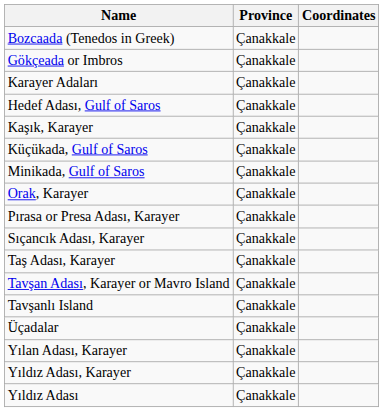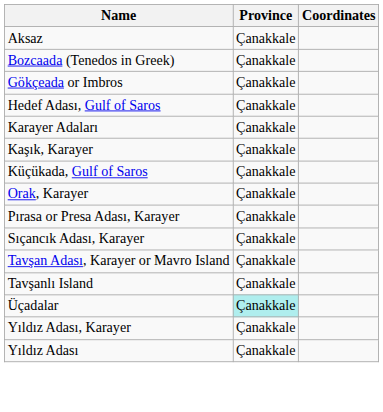+ row: (25, 37)
rows swapped: (84, 104) <-> (53, 82)
- row: (76, 171)
- row: (61, 261)
(266, 328) no background -> (266, 305) paleturquoise background
- row: (67, 350)
